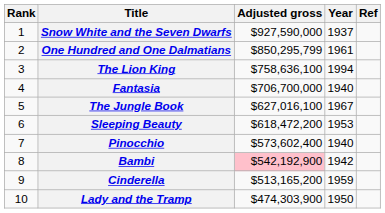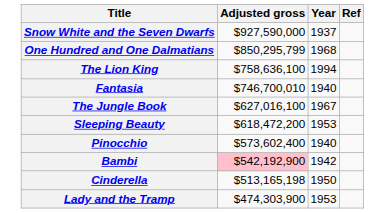- column: (21, 13)
(341, 50) 1961 -> (324, 50) 1968
(286, 87) $706,700,000 -> (269, 87) $746,700,010
(286, 180) $513,165,200 -> (269, 180) $513,165,198
(341, 180) 1959 -> (324, 180) 1950
(341, 198) 1950 -> (324, 198) 1953
